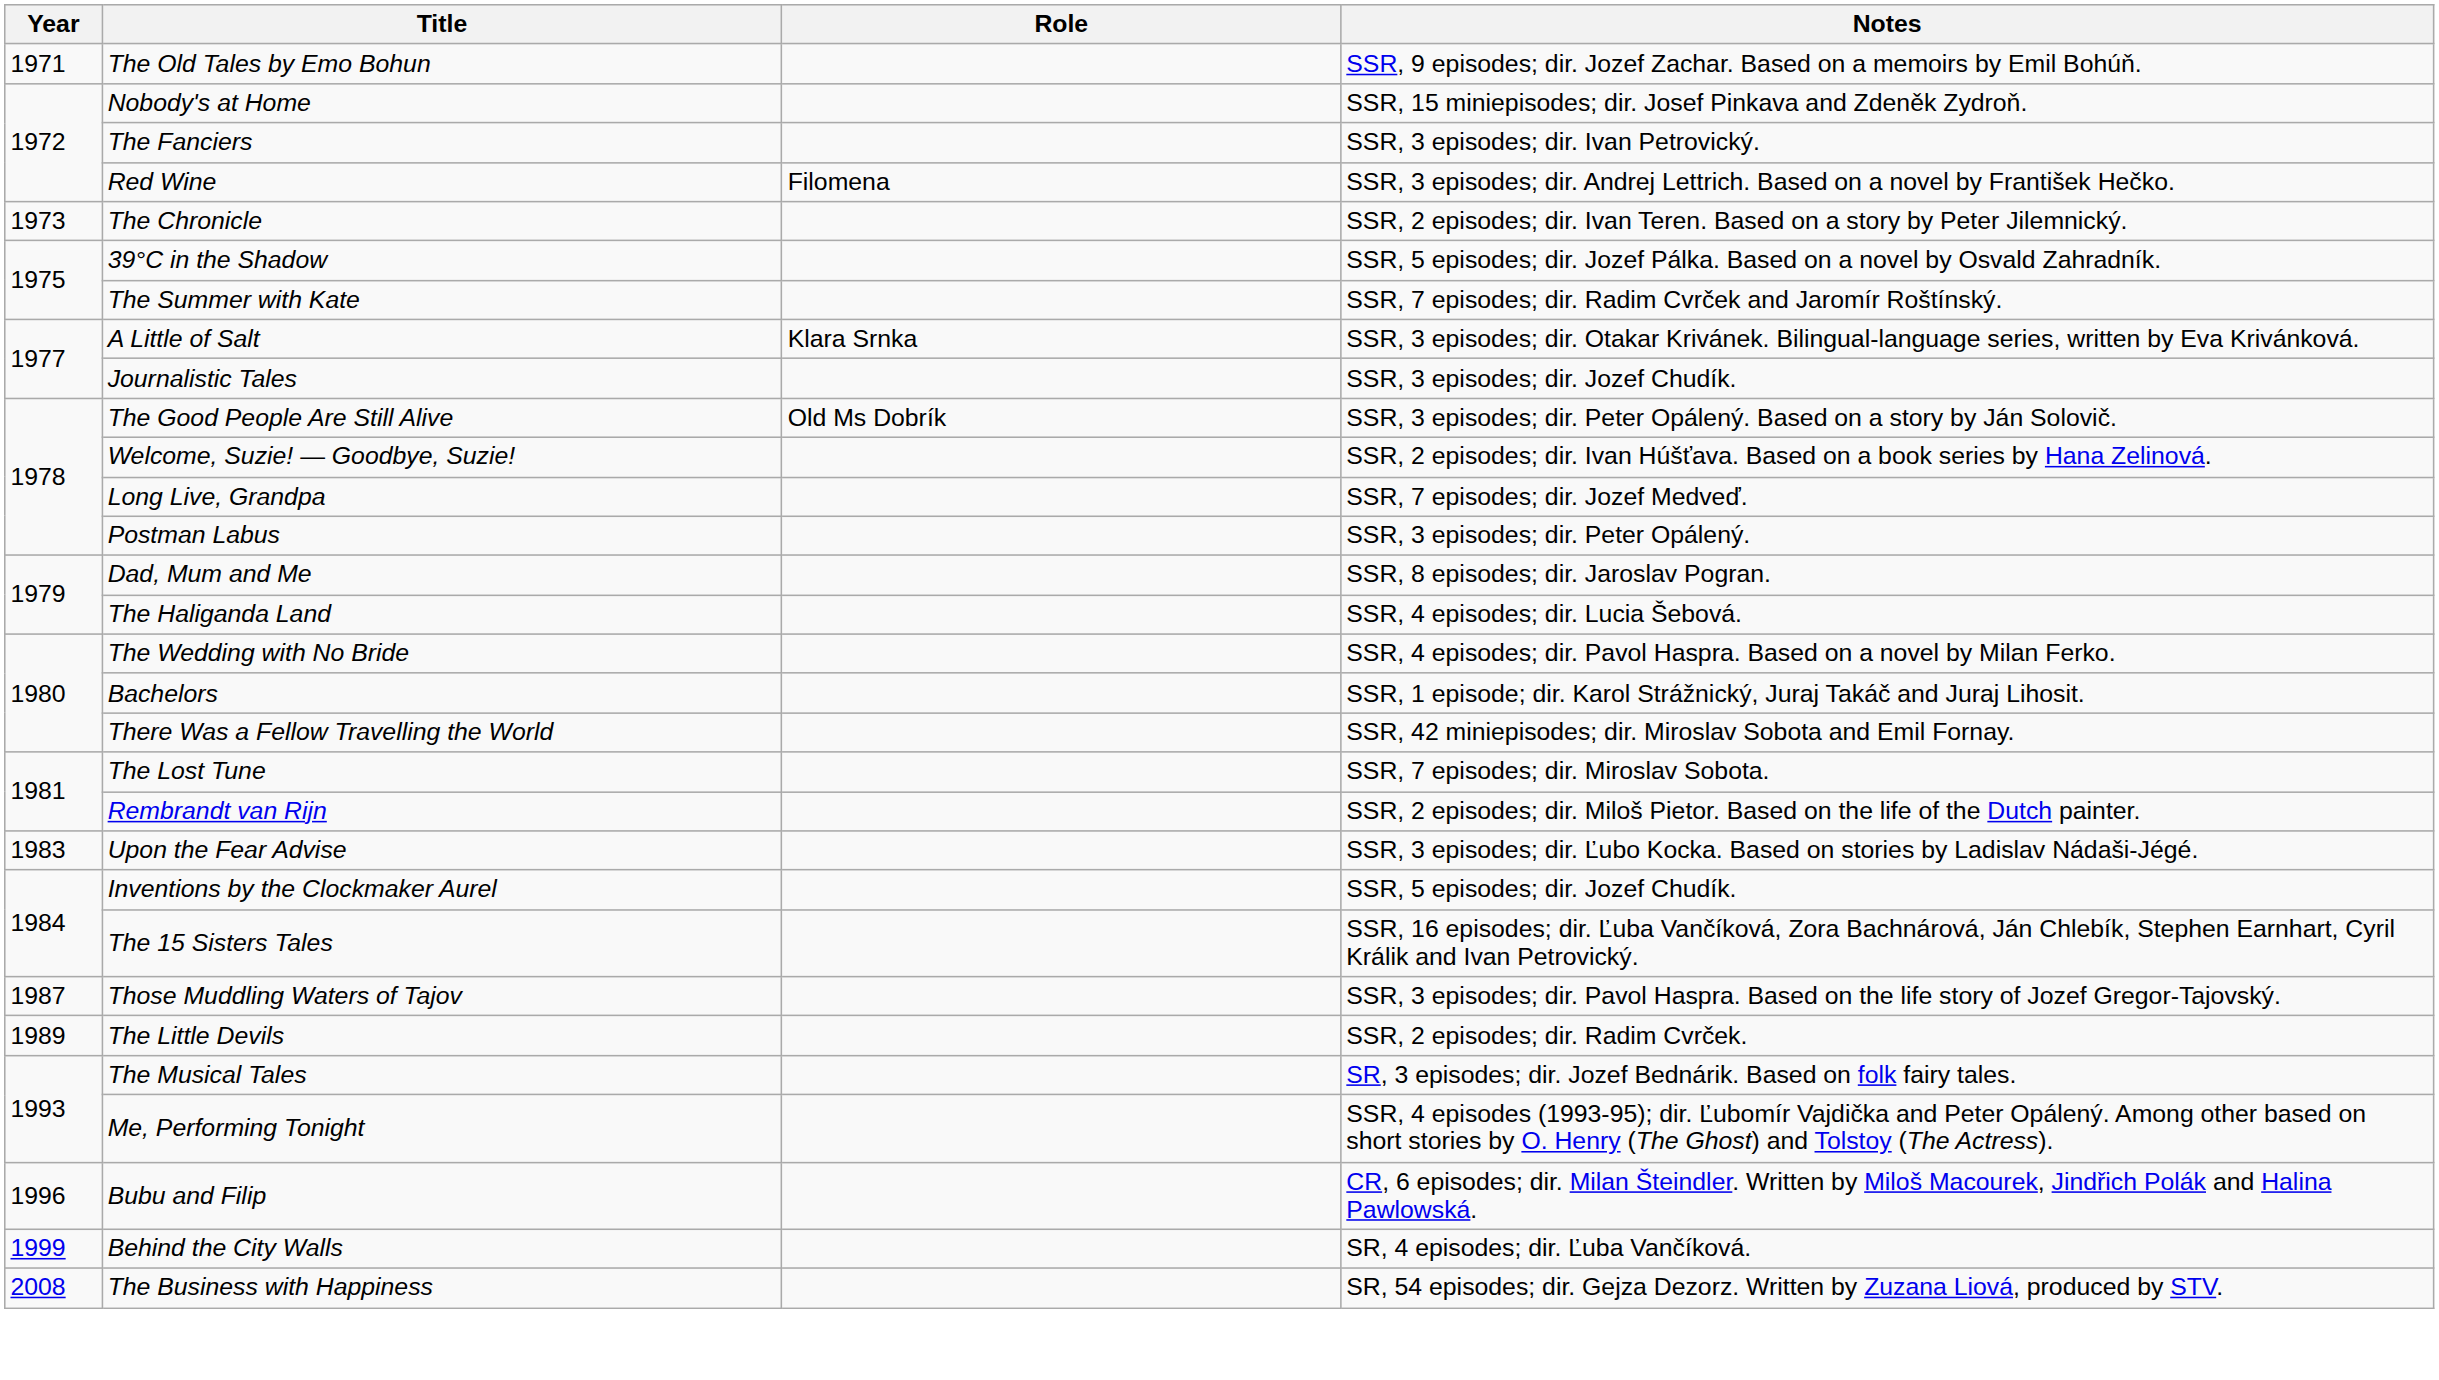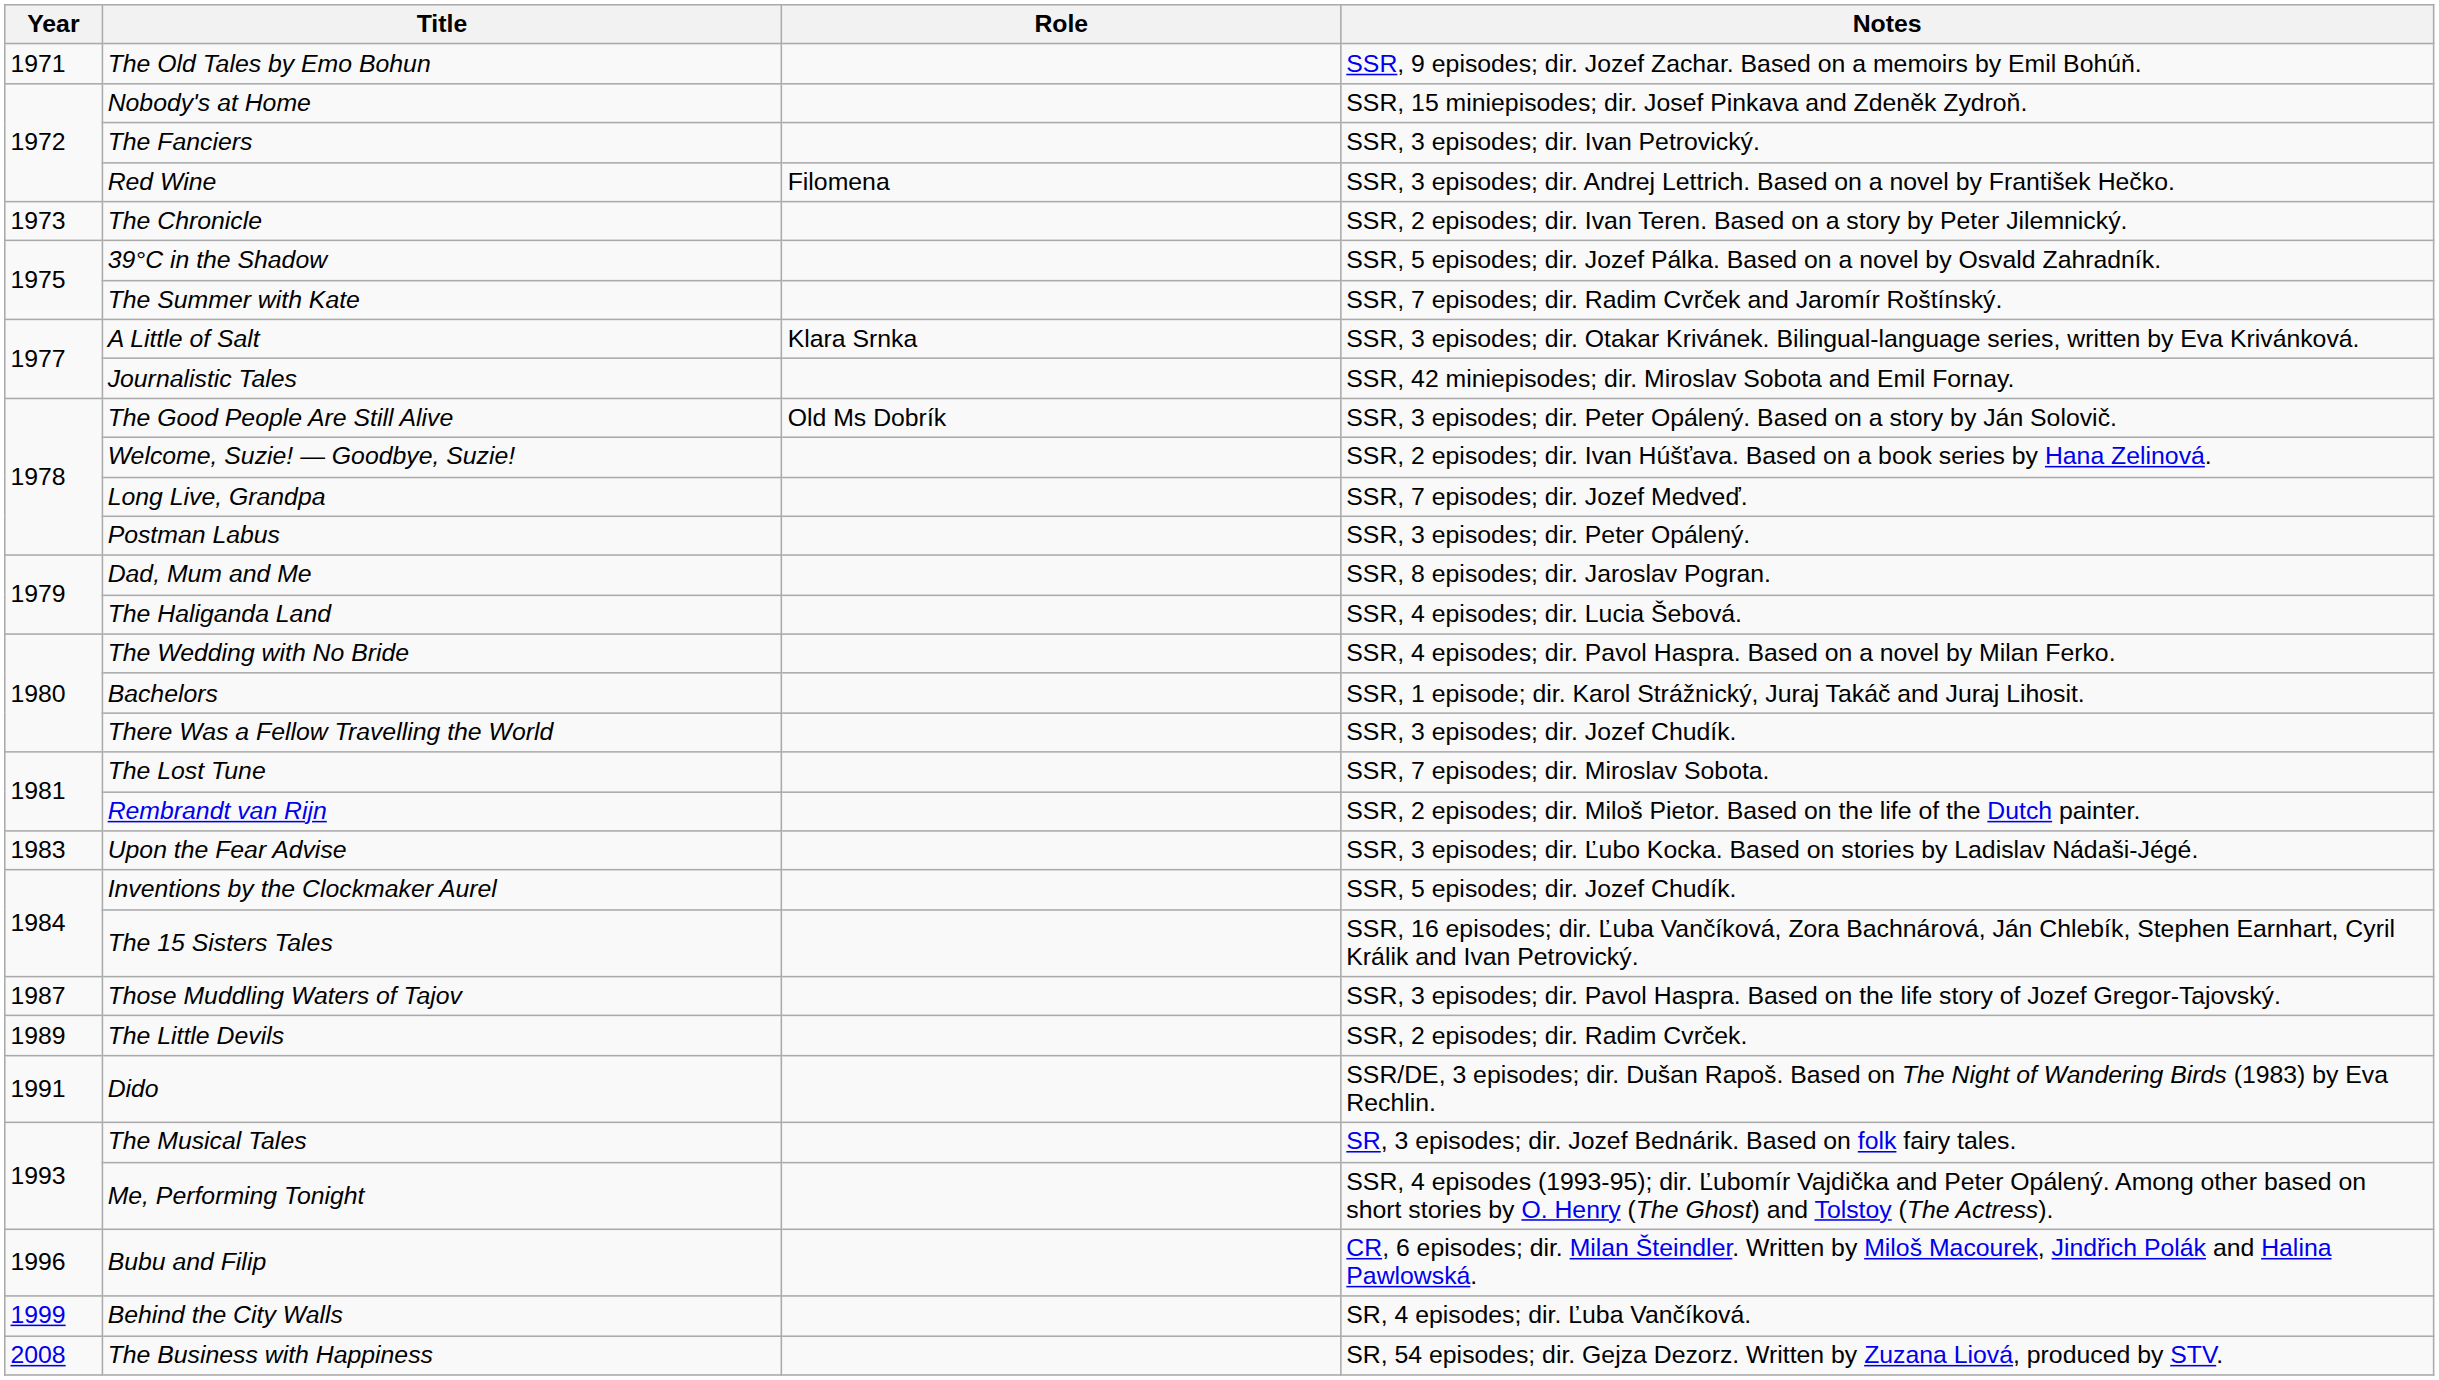(1541, 378) SSR, 3 episodes; dir. Jozef Chudík. -> (1680, 378) SSR, 42 miniepisodes; dir. Miroslav Sobota and Emil Fornay.
(1680, 732) SSR, 42 miniepisodes; dir. Miroslav Sobota and Emil Fornay. -> (1541, 732) SSR, 3 episodes; dir. Jozef Chudík.
+ row: (133, 1088)
